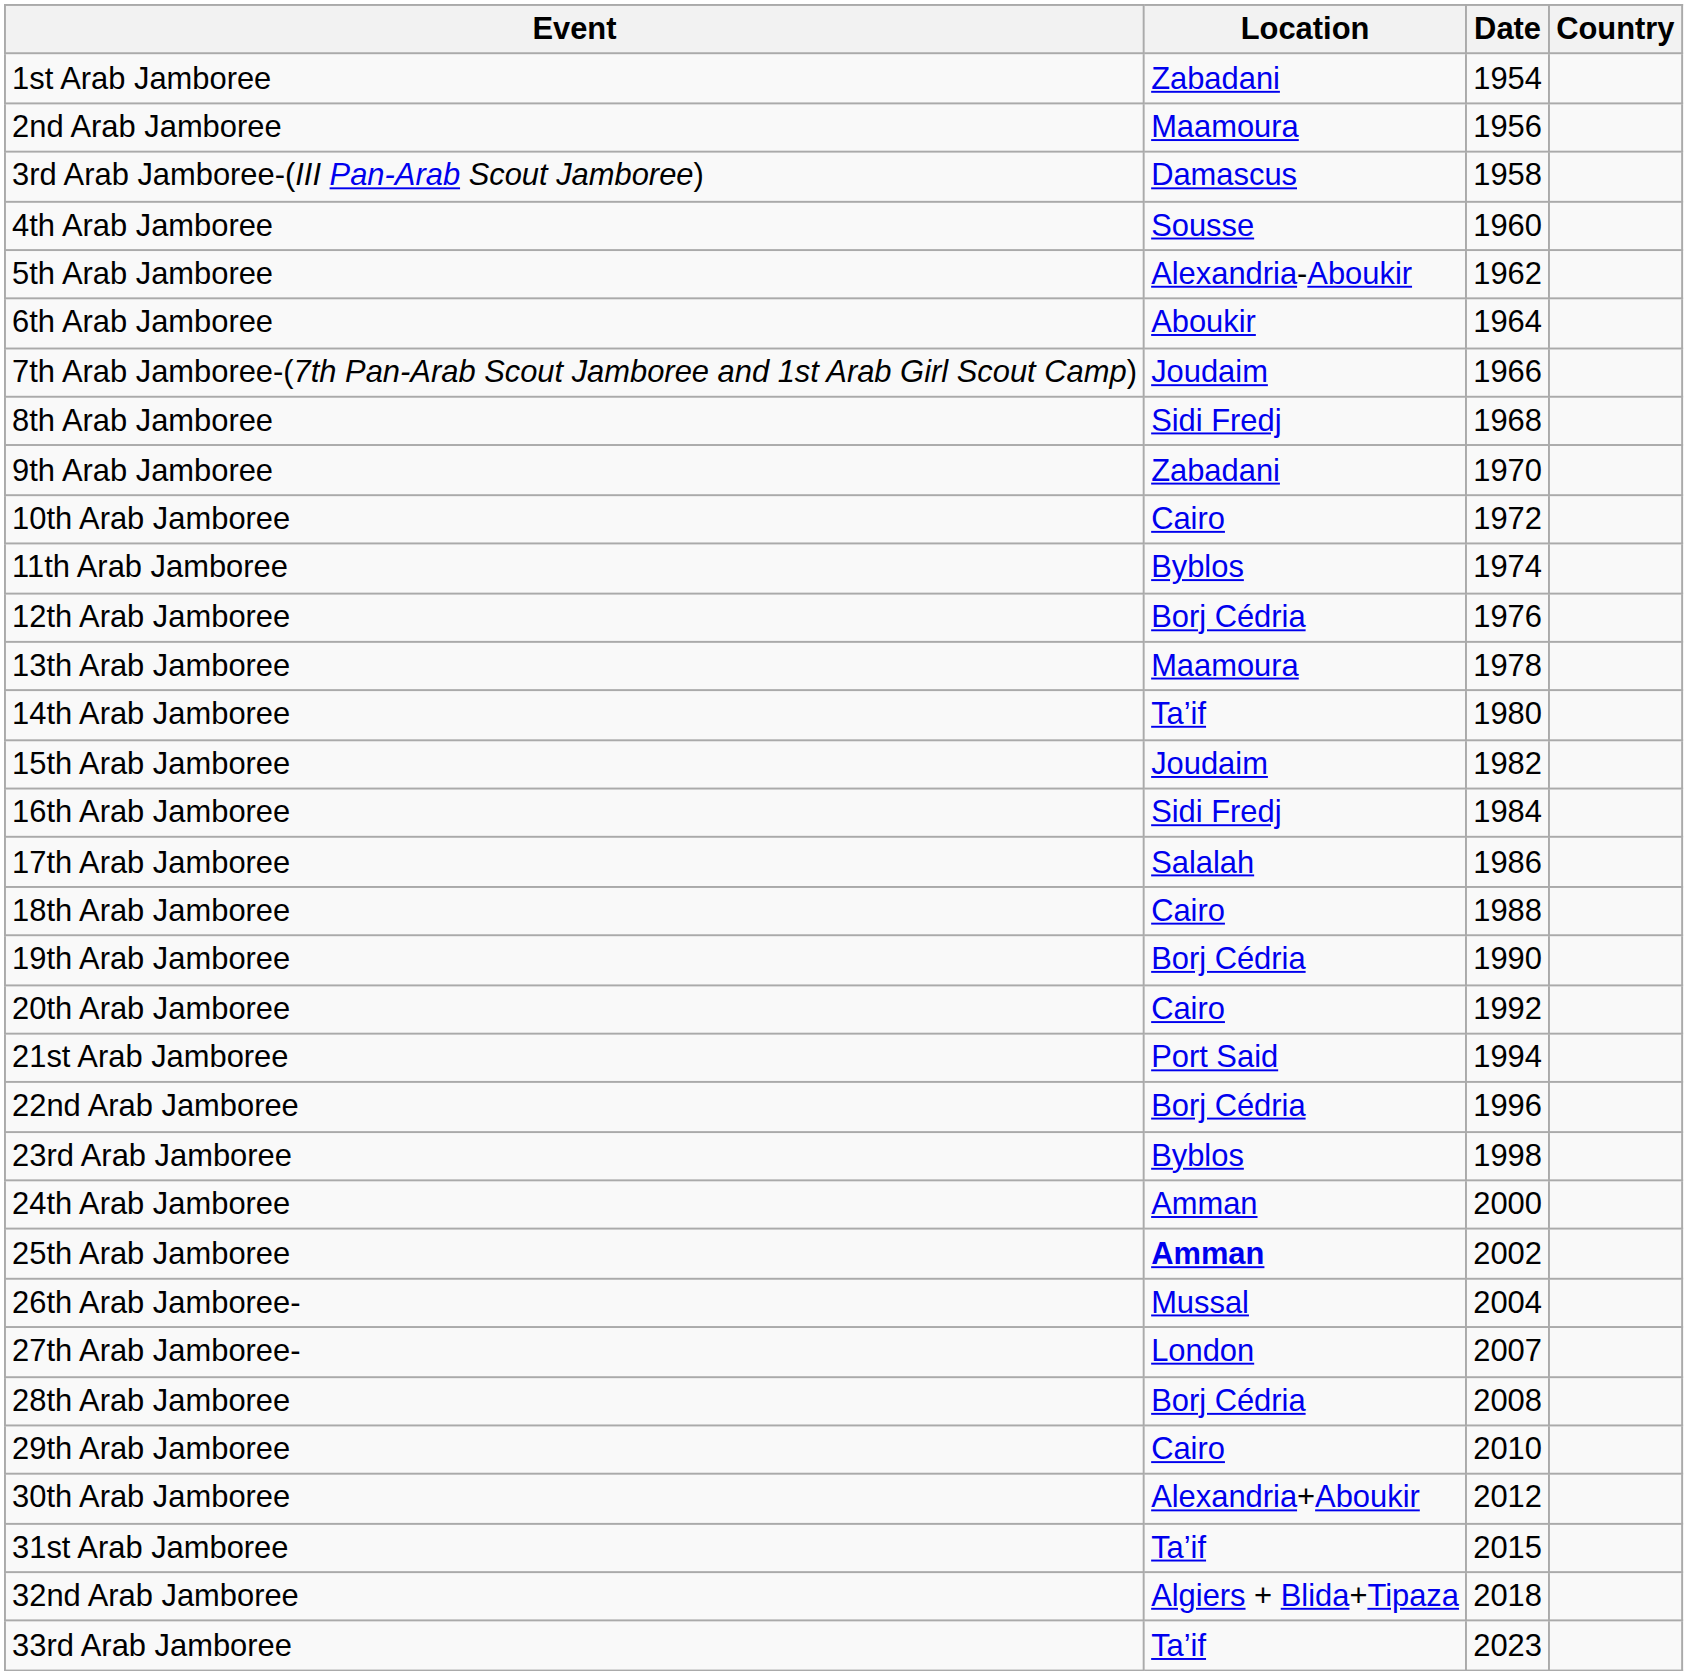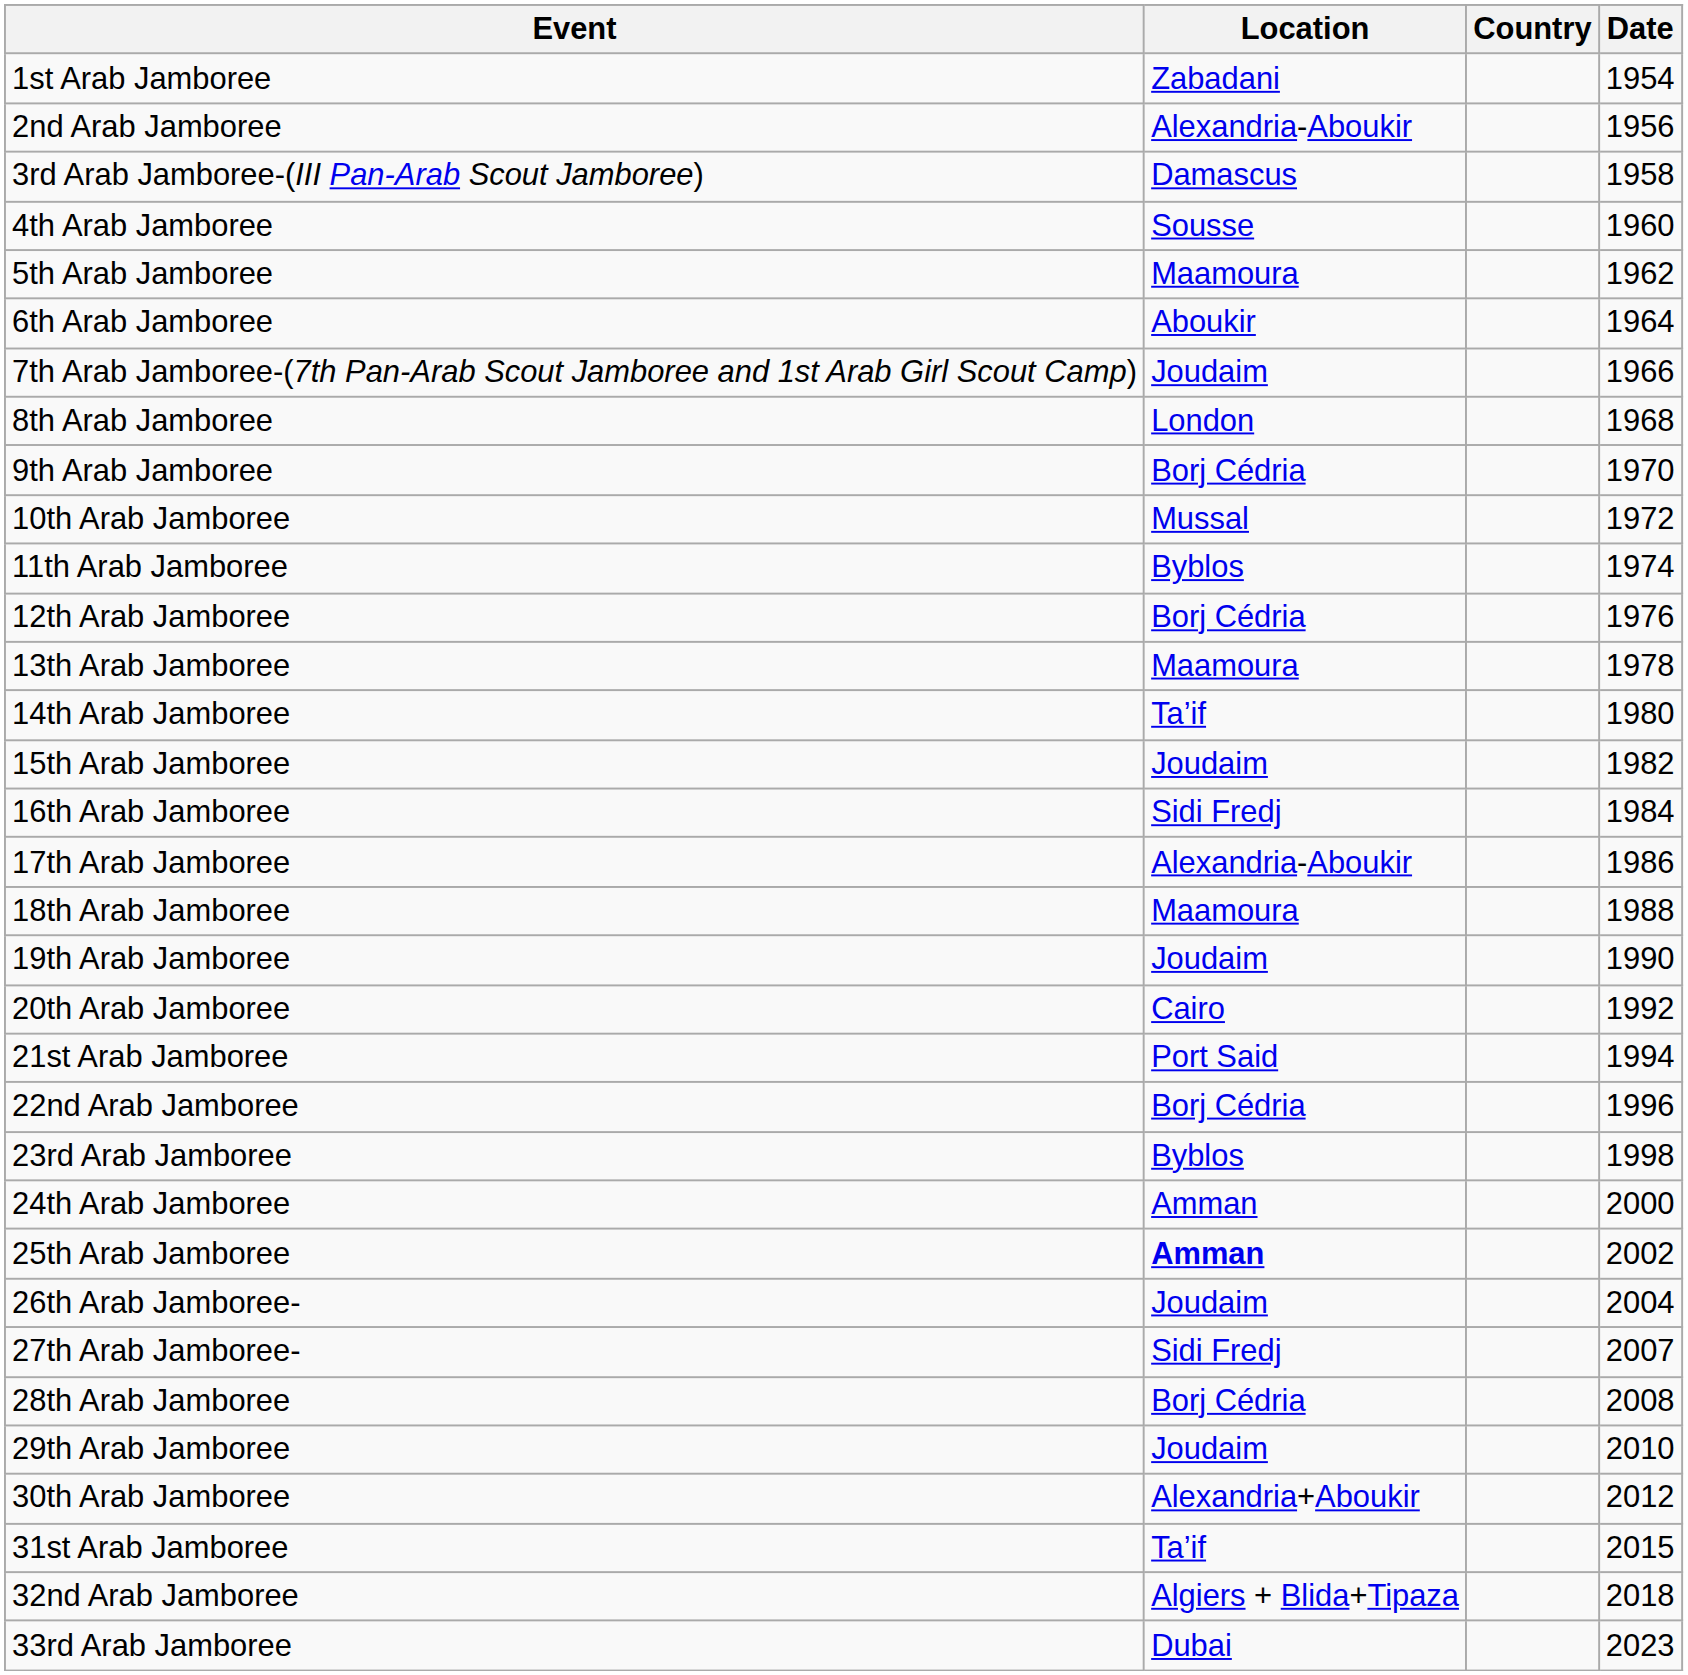columns swapped: (1615, 28) <-> (1508, 28)
(1225, 126) Maamoura -> (1282, 126) Alexandria-Aboukir
(1282, 273) Alexandria-Aboukir -> (1225, 273) Maamoura
(1216, 420) Sidi Fredj -> (1203, 420) London
(1216, 469) Zabadani -> (1228, 469) Borj Cédria
(1188, 518) Cairo -> (1200, 518) Mussal
(1203, 861) Salalah -> (1282, 861) Alexandria-Aboukir
(1188, 910) Cairo -> (1225, 910) Maamoura
(1228, 959) Borj Cédria -> (1210, 959) Joudaim
(1200, 1302) Mussal -> (1210, 1302) Joudaim
(1203, 1351) London -> (1216, 1351) Sidi Fredj
(1188, 1449) Cairo -> (1210, 1449) Joudaim
(1179, 1645) Ta’if -> (1191, 1645) Dubai
